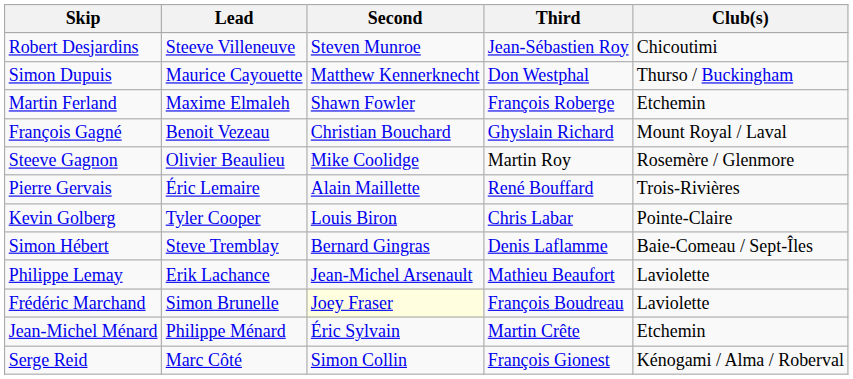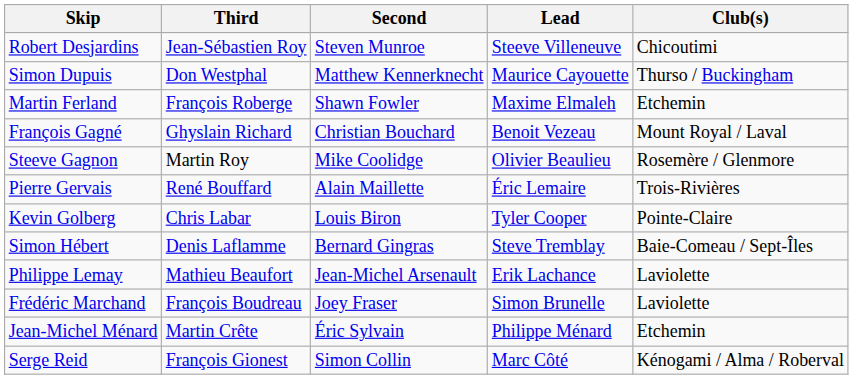columns swapped: (558, 18) <-> (234, 18)
(352, 302) lightyellow background -> (356, 302) no background
